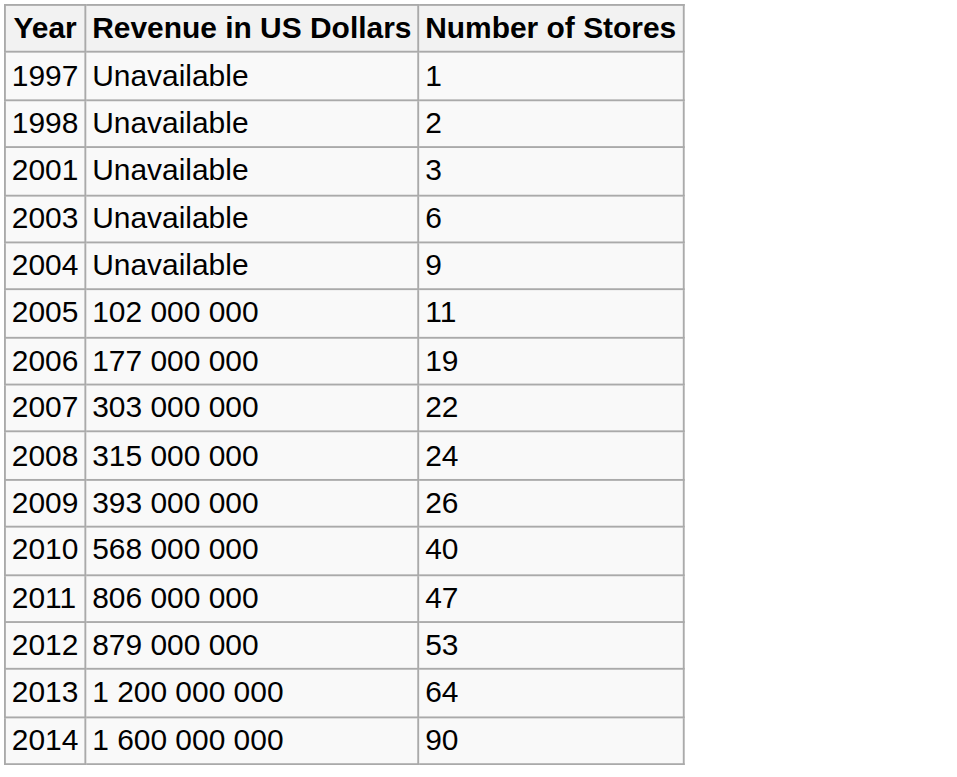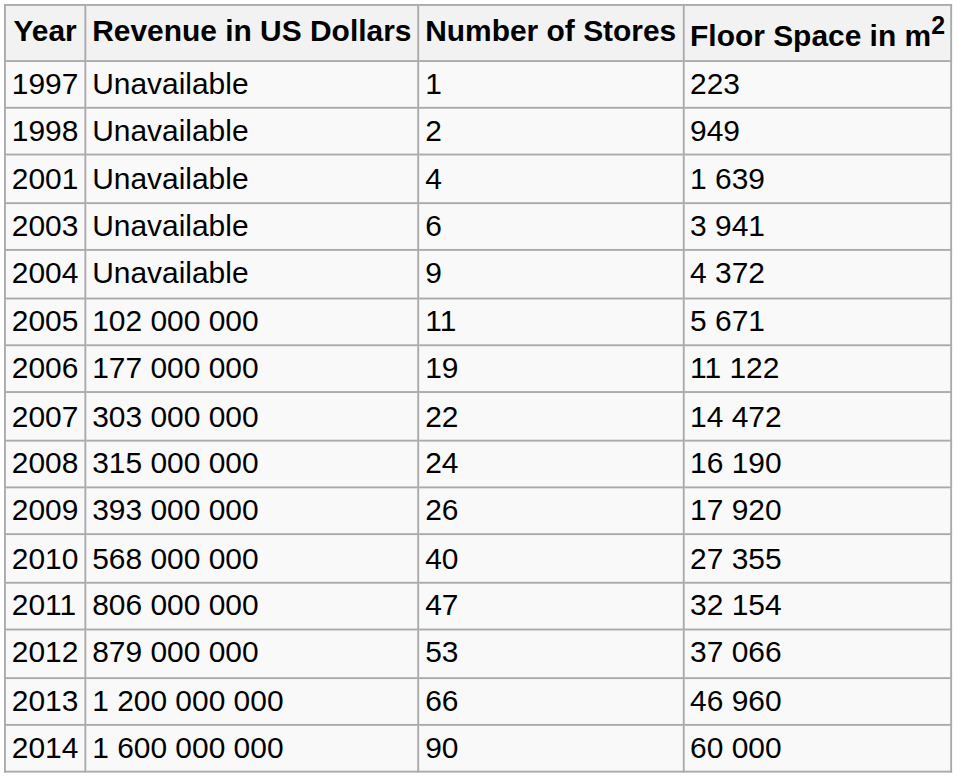+ column: (818, 32)
(434, 170) 3 -> (434, 178) 4
(442, 692) 64 -> (442, 700) 66
